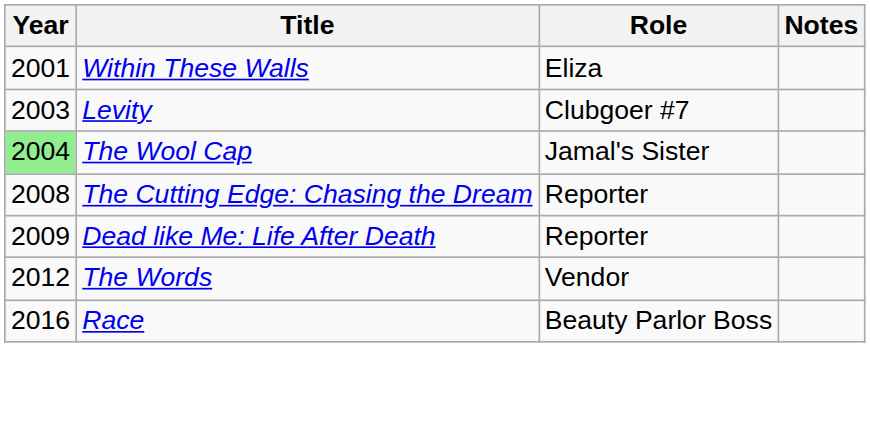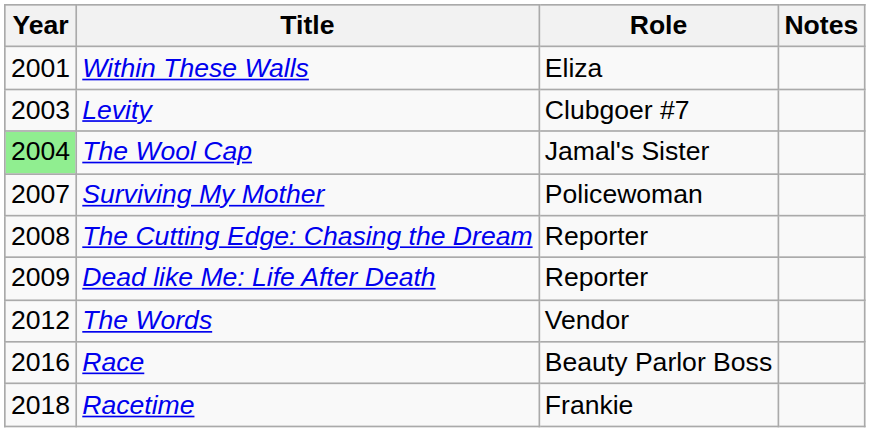+ row: (203, 194)
+ row: (138, 404)
